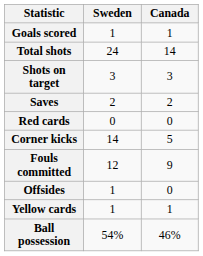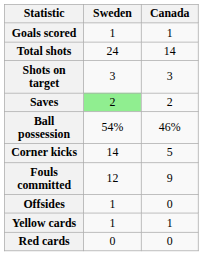(112, 102) no background -> (112, 102) lightgreen background
rows swapped: (44, 234) <-> (44, 121)
